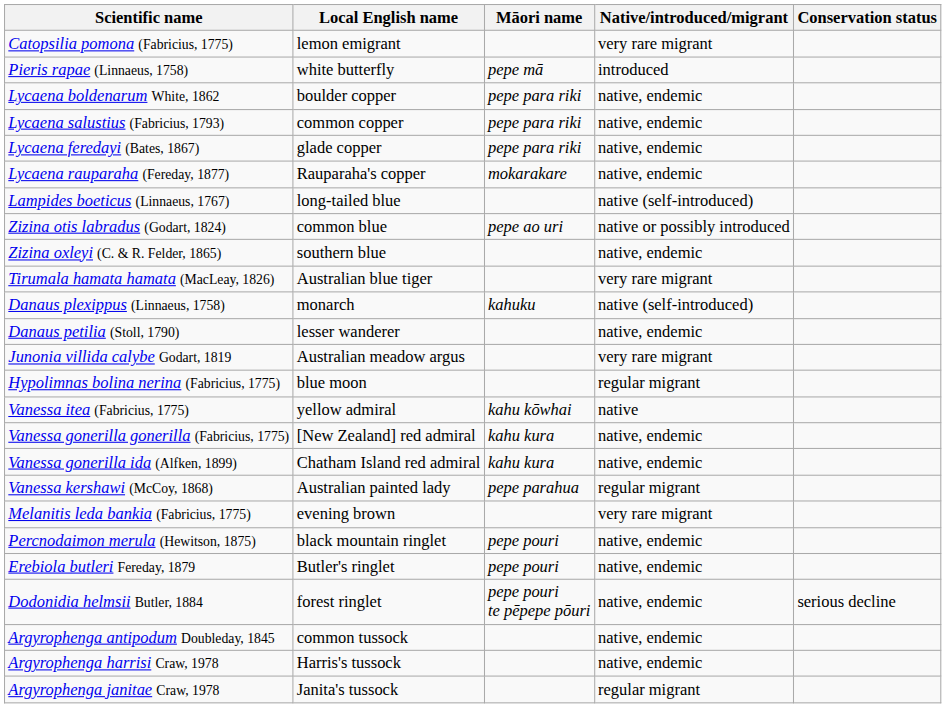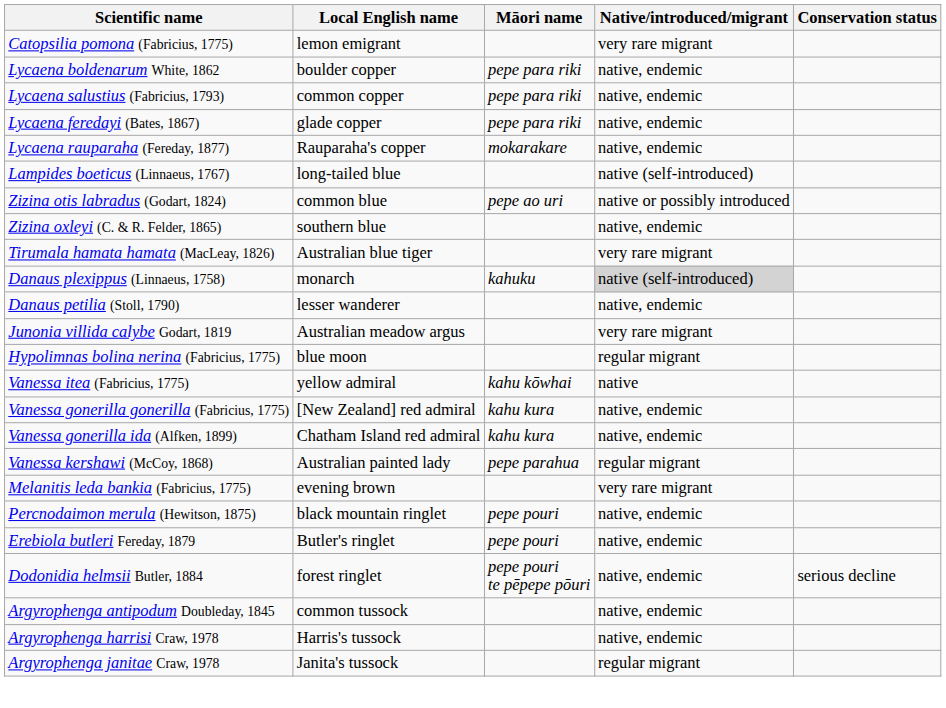- row: (98, 69)
(676, 305) no background -> (676, 278) lightgrey background
